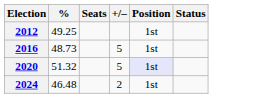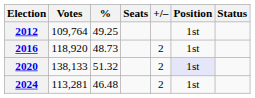+ column: (69, 13)
(119, 48) 5 -> (161, 48) 2
(119, 66) 5 -> (161, 66) 2
